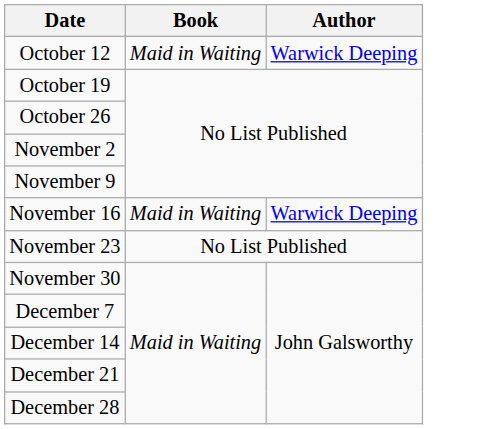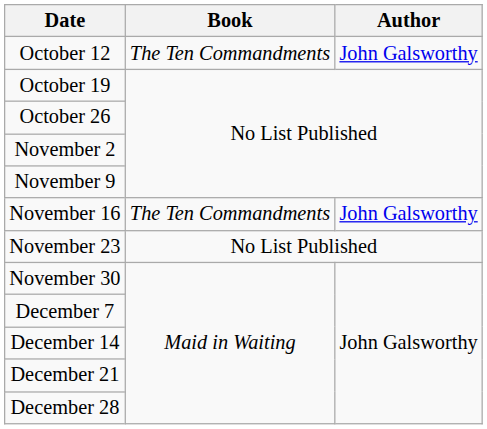(196, 52) Maid in Waiting -> (230, 52) The Ten Commandments
(344, 52) Warwick Deeping -> (409, 52) John Galsworthy
(196, 213) Maid in Waiting -> (230, 213) The Ten Commandments
(344, 213) Warwick Deeping -> (409, 213) John Galsworthy
